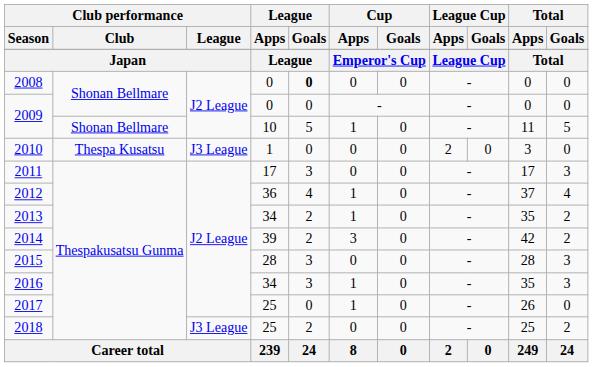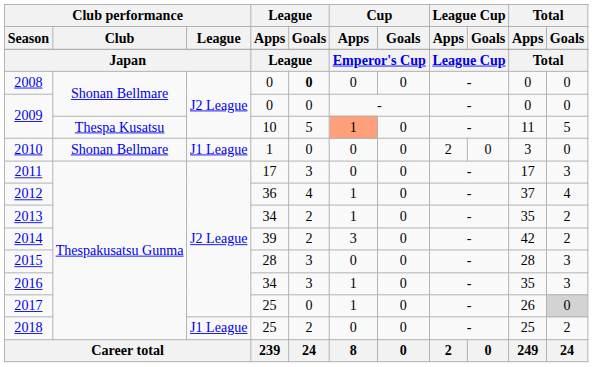(120, 127) Shonan Bellmare -> (120, 127) Thespa Kusatsu
(353, 127) no background -> (353, 127) lightsalmon background
(120, 149) Thespa Kusatsu -> (120, 149) Shonan Bellmare
(219, 149) J3 League -> (219, 149) J1 League
(567, 305) no background -> (567, 305) lightgrey background
(219, 328) J3 League -> (219, 328) J1 League
